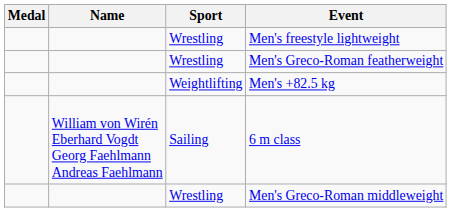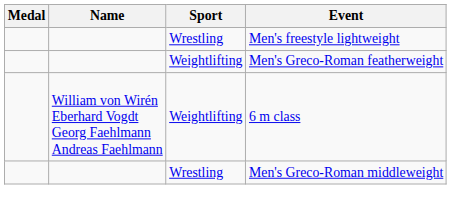(196, 61) Wrestling -> (206, 61) Weightlifting
- row: (292, 84)
(189, 140) Sailing -> (206, 117) Weightlifting
